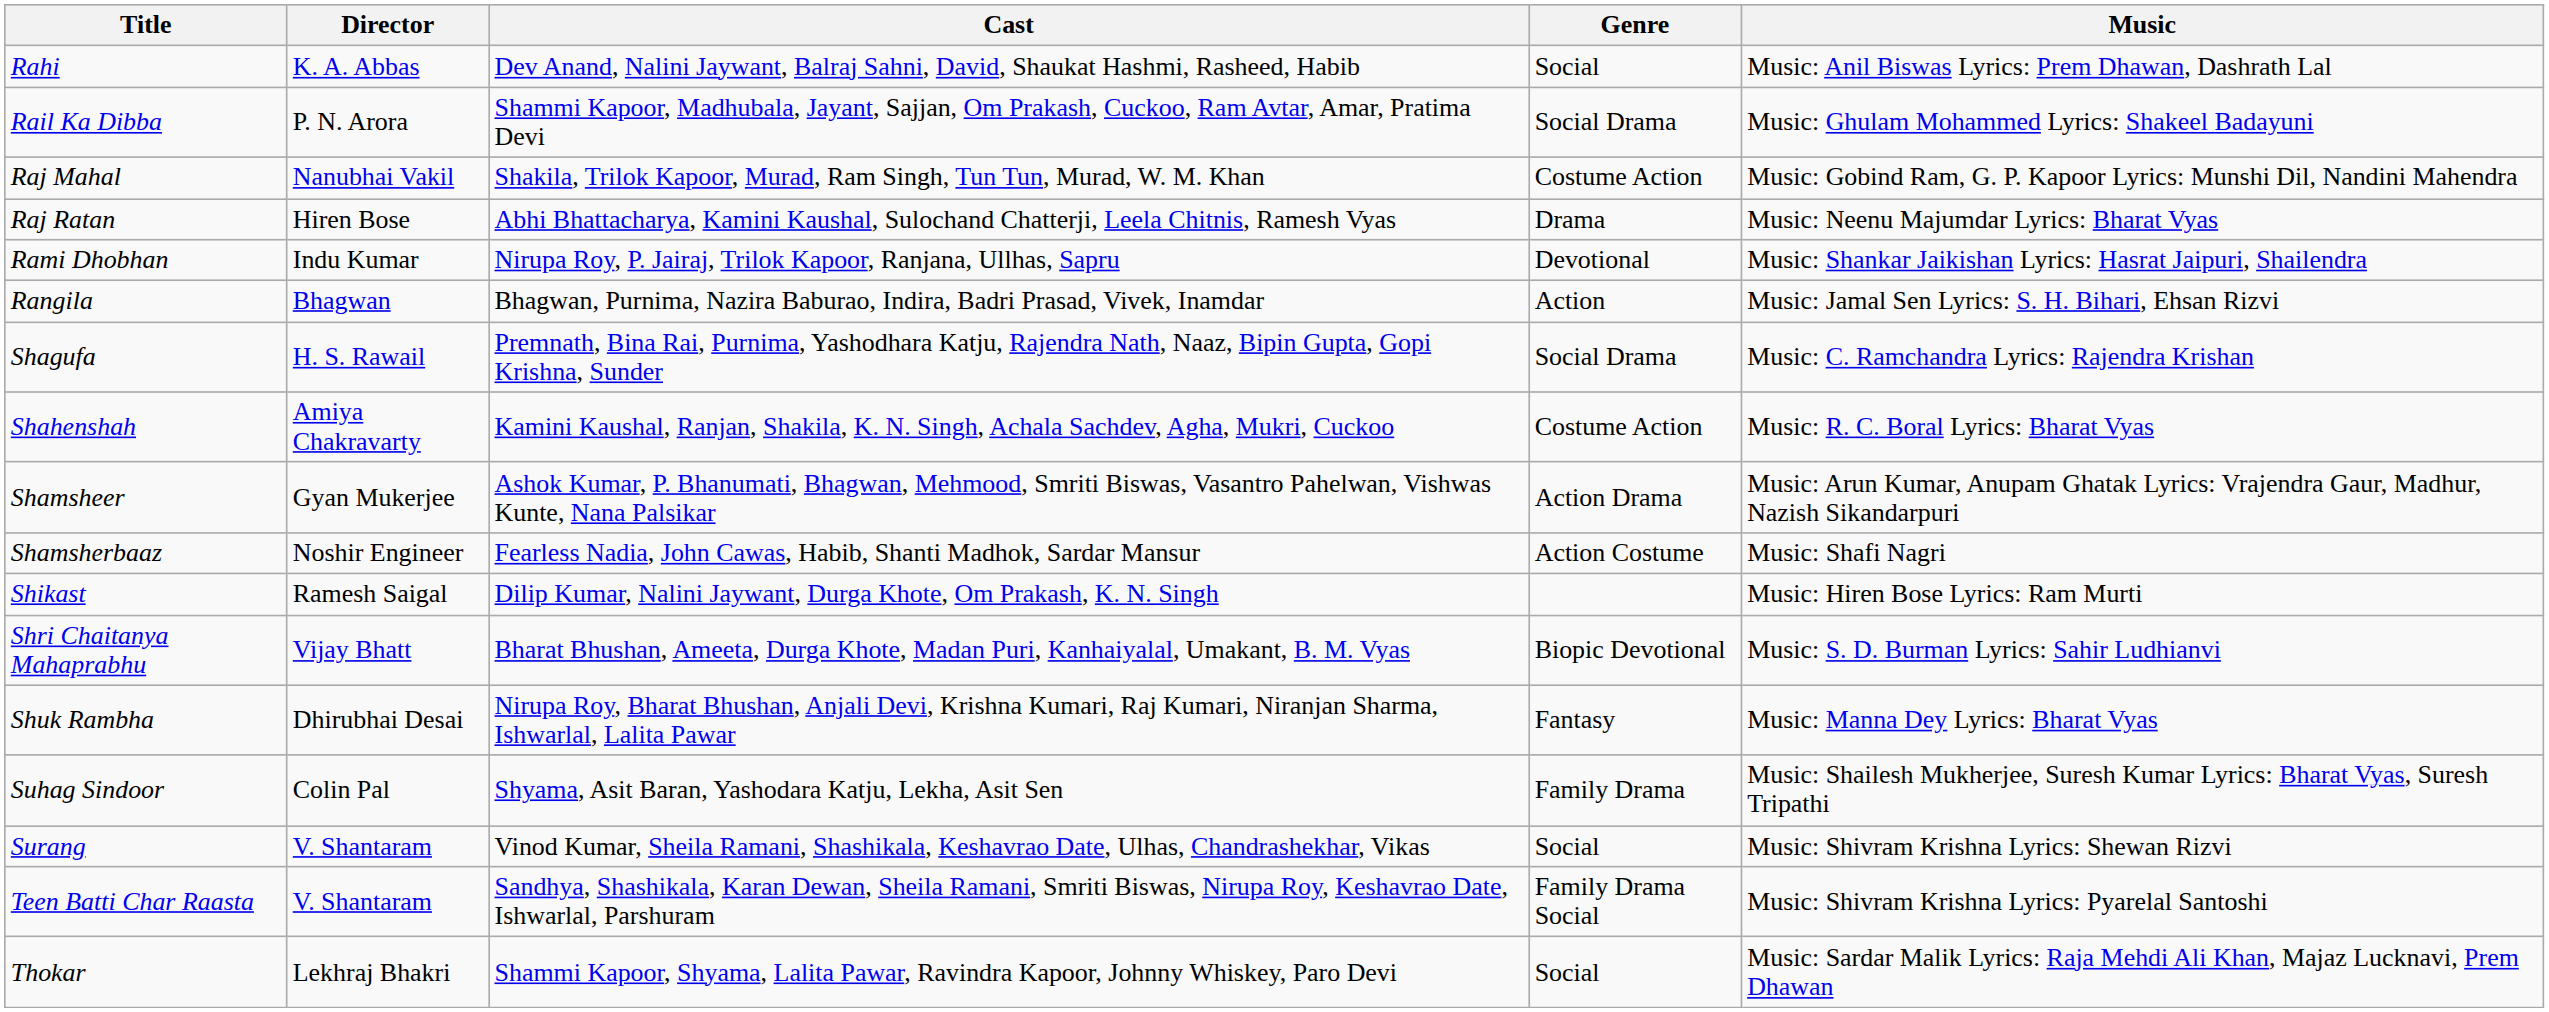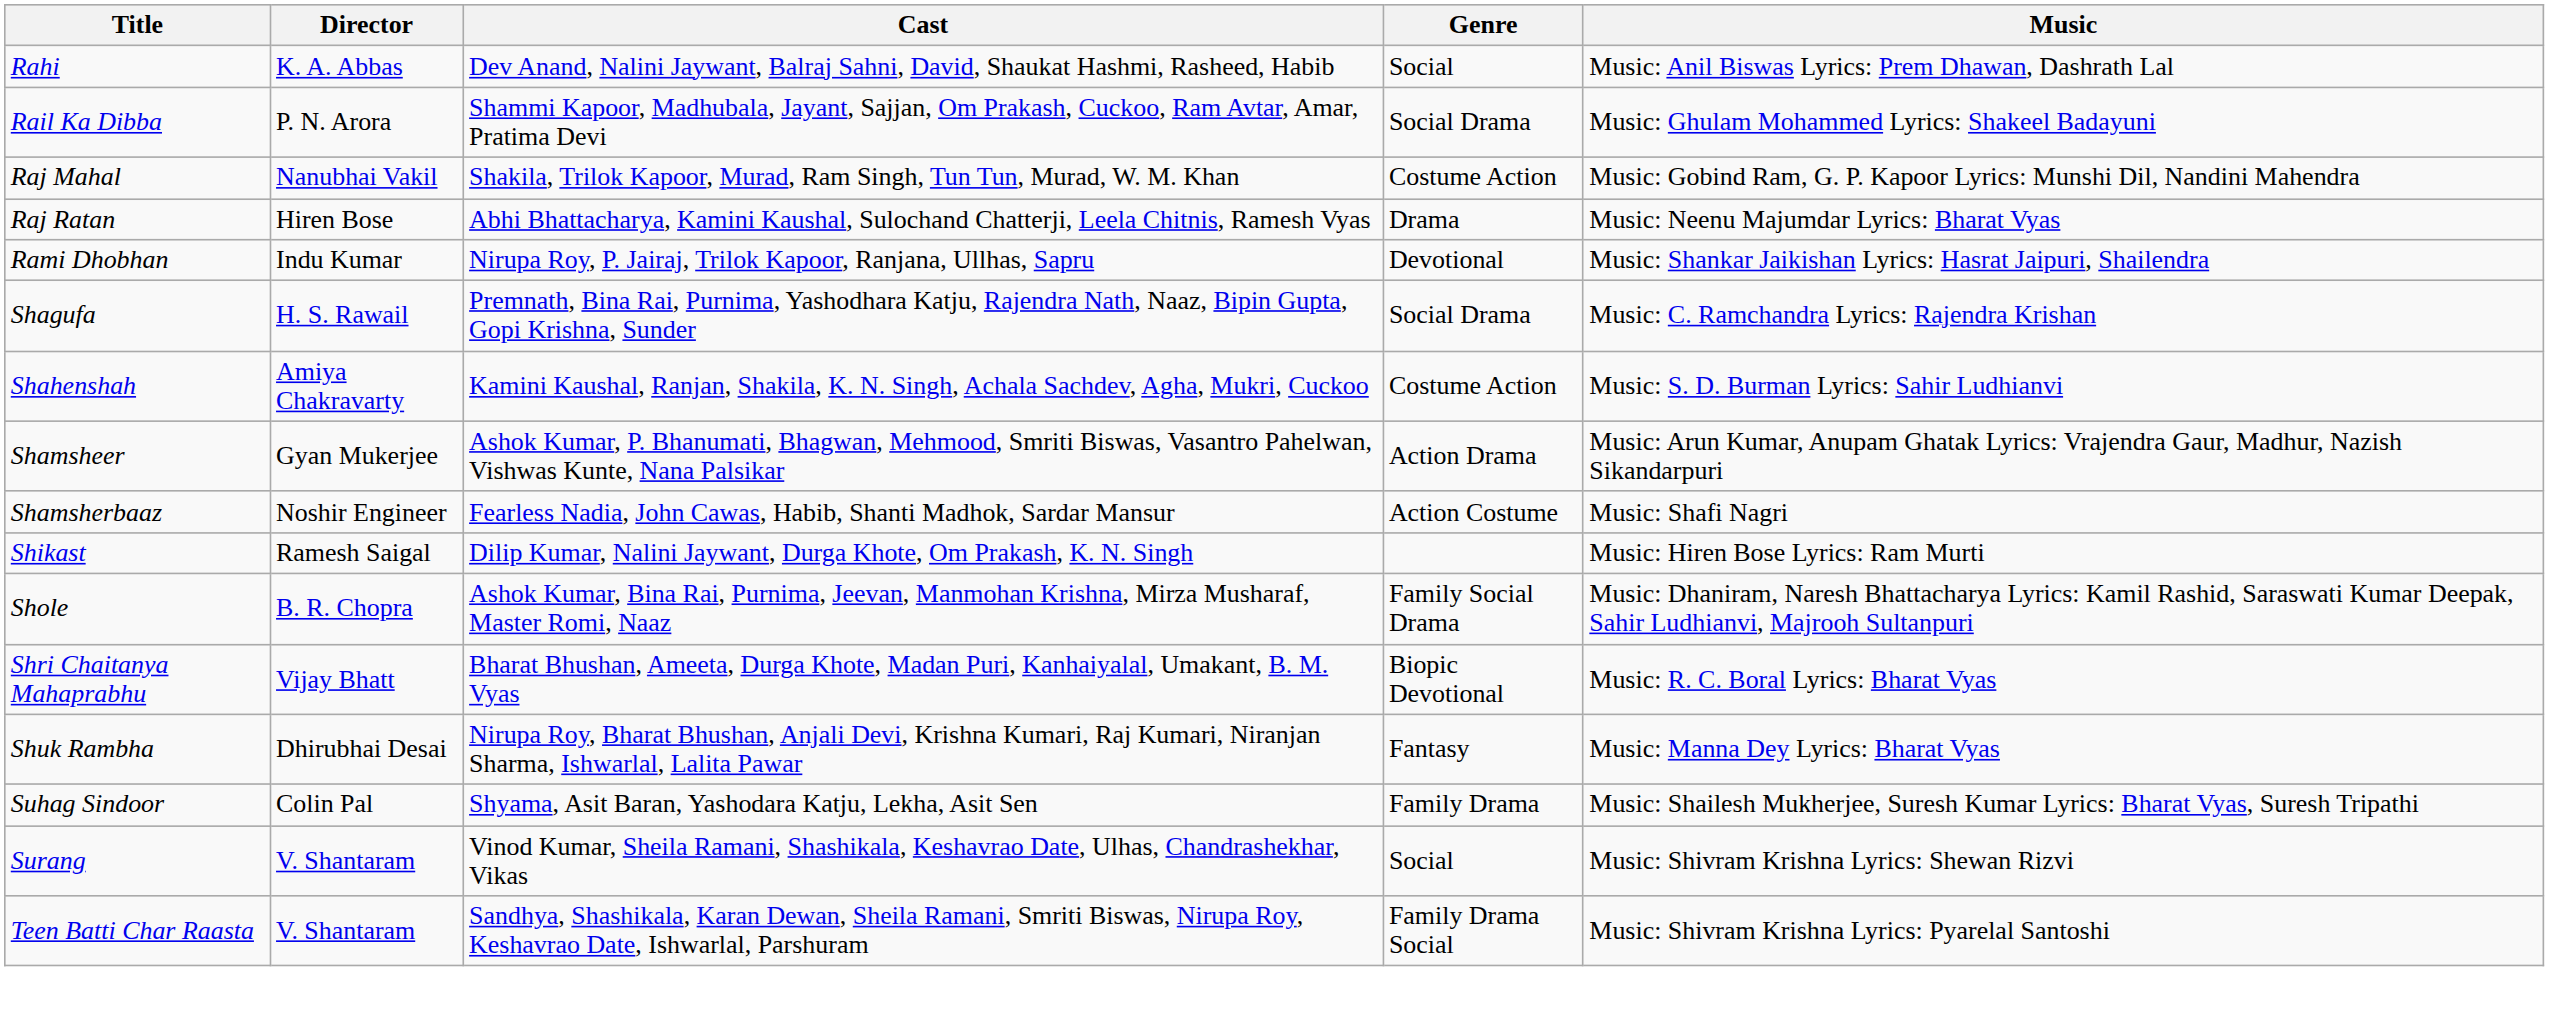- row: (52, 300)
(1951, 426) Music: R. C. Boral Lyrics: Bharat Vyas -> (1826, 385) Music: S. D. Burman Lyrics: Sahir Ludhianvi
+ row: (40, 608)
(1984, 649) Music: S. D. Burman Lyrics: Sahir Ludhianvi -> (1793, 678) Music: R. C. Boral Lyrics: Bharat Vyas
- row: (48, 971)
